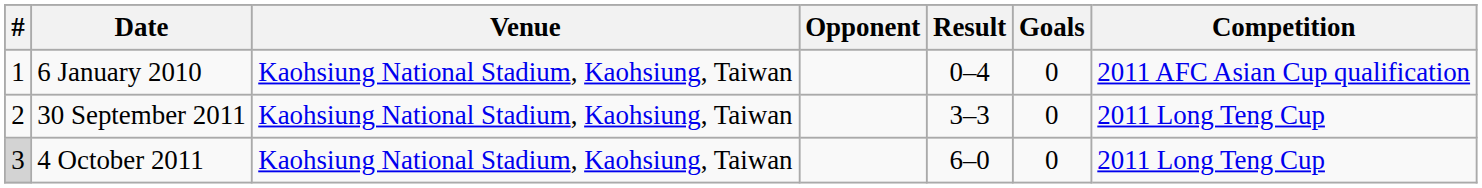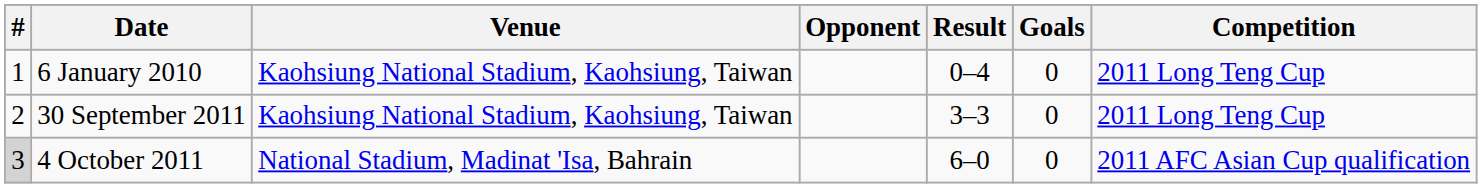(1284, 71) 2011 AFC Asian Cup qualification -> (1211, 71) 2011 Long Teng Cup
(525, 160) Kaohsiung National Stadium, Kaohsiung, Taiwan -> (475, 160) National Stadium, Madinat 'Isa, Bahrain
(1211, 160) 2011 Long Teng Cup -> (1284, 160) 2011 AFC Asian Cup qualification
